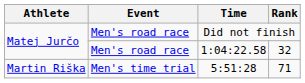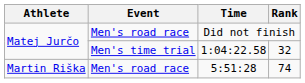(140, 50) Men's road race -> (143, 50) Men's time trial
(143, 68) Men's time trial -> (140, 68) Men's road race
(285, 68) 71 -> (285, 68) 74
